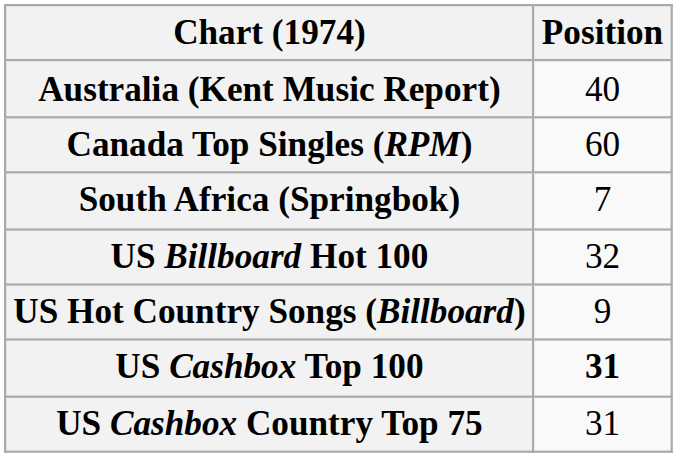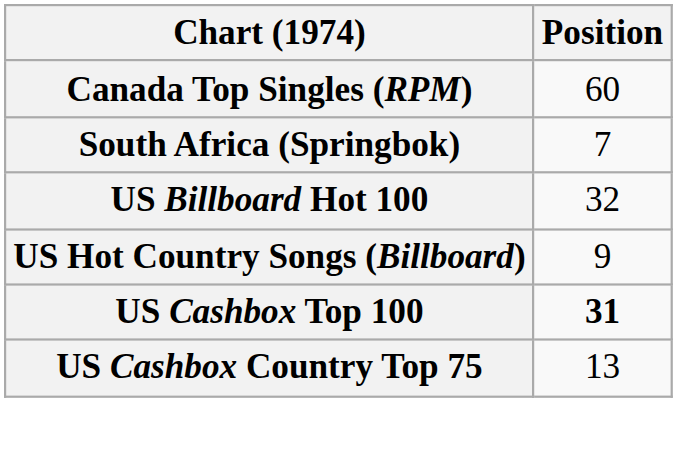- row: (269, 88)
(603, 423) 31 -> (603, 367) 13
